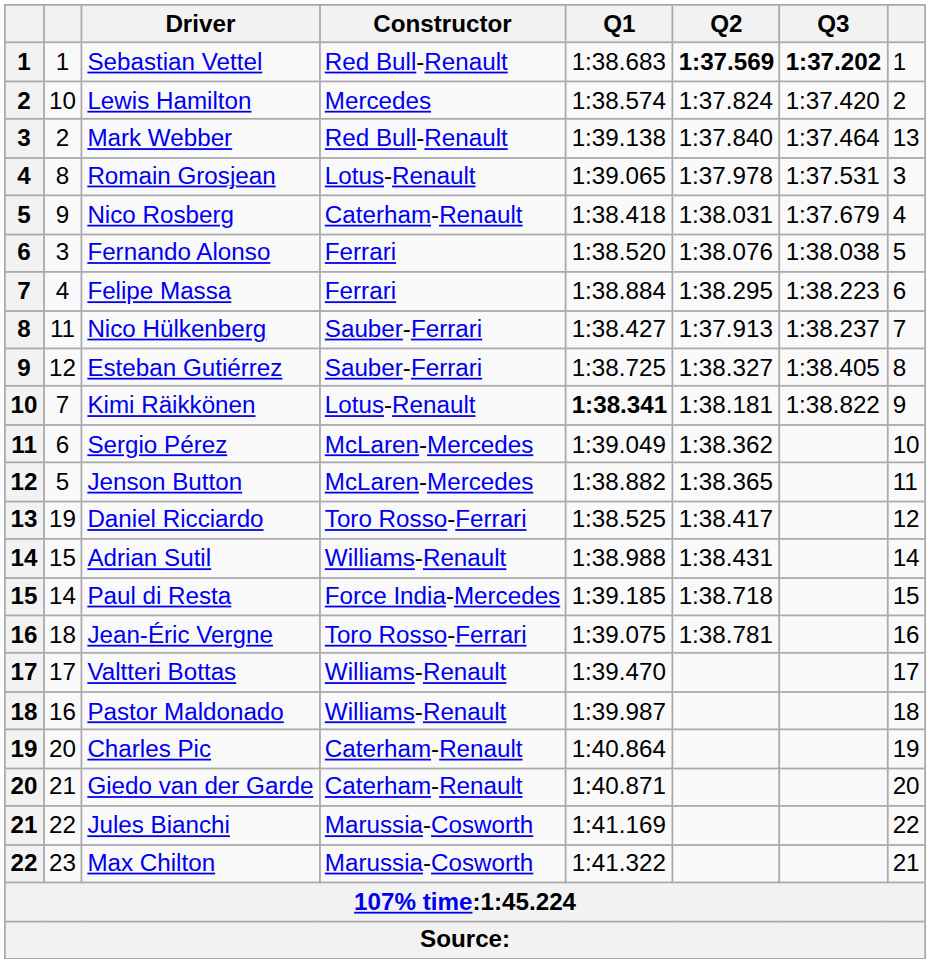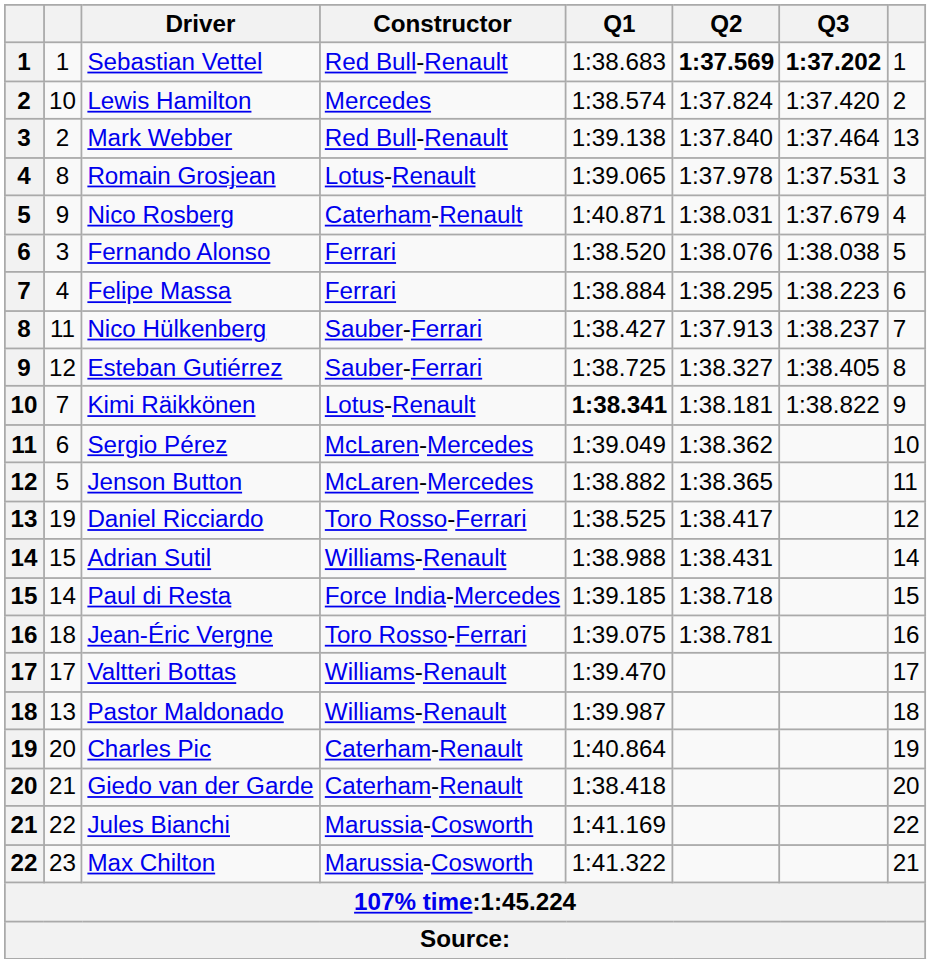(619, 214) 1:38.418 -> (619, 214) 1:40.871
(62, 710) 16 -> (62, 710) 13
(619, 787) 1:40.871 -> (619, 787) 1:38.418
